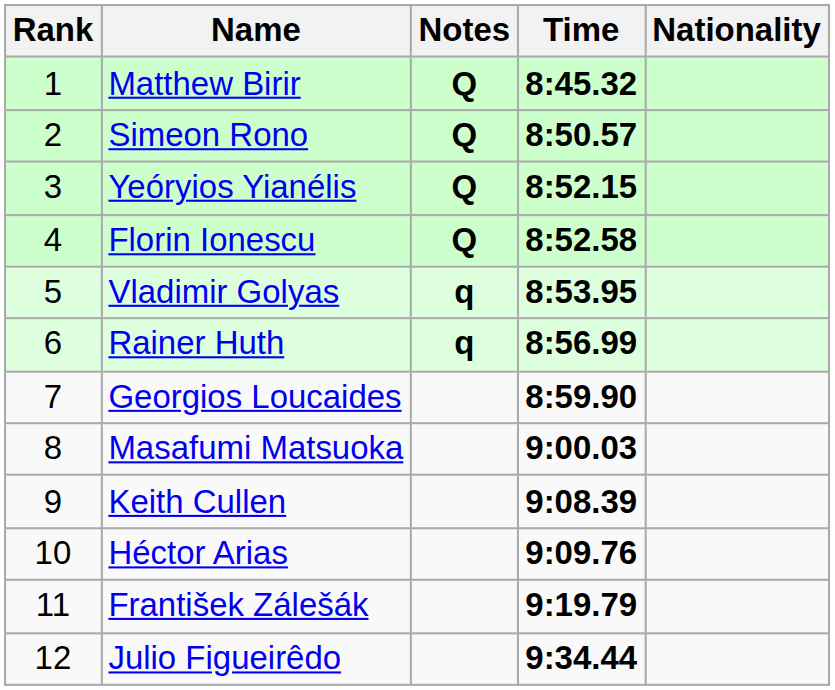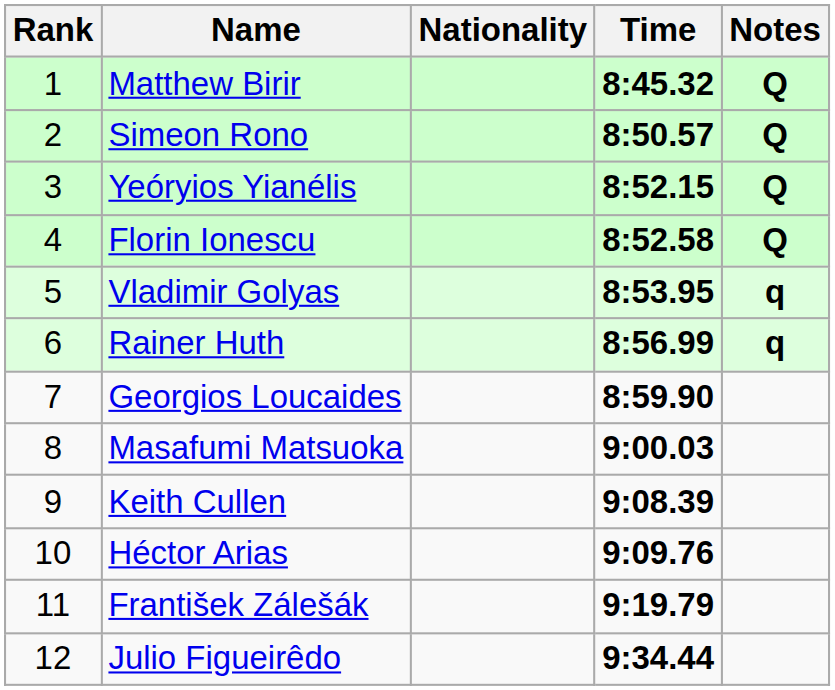columns swapped: (737, 30) <-> (464, 30)
